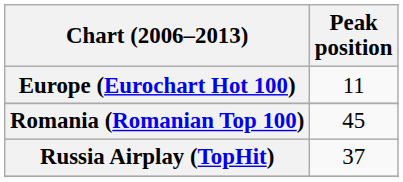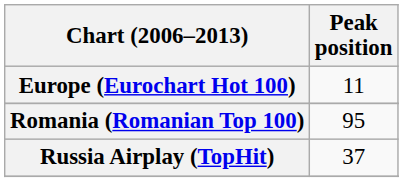(354, 120) 45 -> (354, 120) 95
